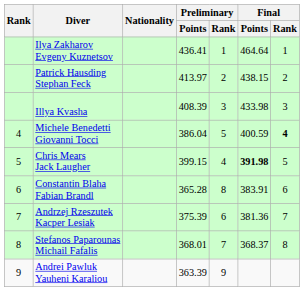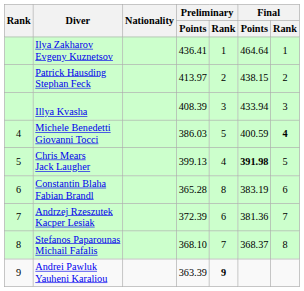(254, 106) 433.98 -> (254, 106) 433.94
(193, 134) 386.04 -> (193, 134) 386.03
(193, 161) 399.15 -> (193, 161) 399.13
(254, 189) 383.91 -> (254, 189) 383.19
(193, 217) 375.39 -> (193, 217) 372.39
(193, 245) 368.01 -> (193, 245) 368.10
(224, 272) normal -> (224, 272) bold
